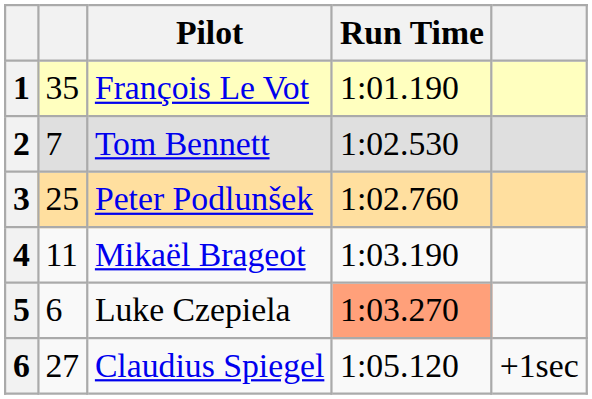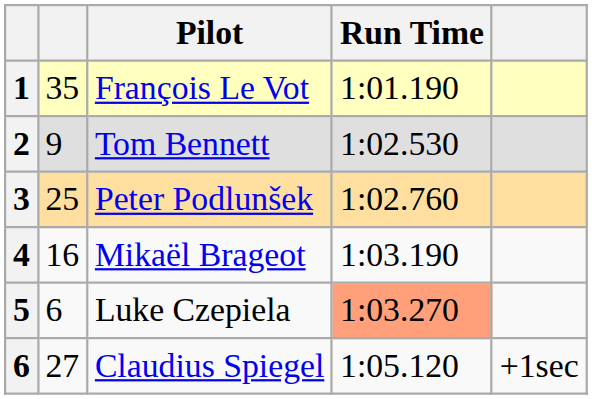(54, 143) 7 -> (54, 143) 9
(62, 255) 11 -> (62, 255) 16
